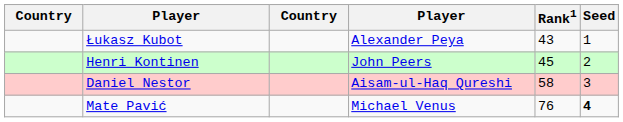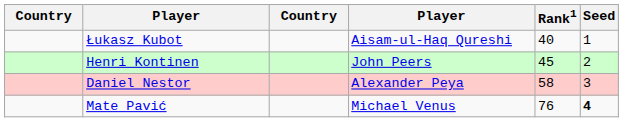(408, 41) Alexander Peya -> (432, 41) Aisam-ul-Haq Qureshi
(546, 41) 43 -> (546, 41) 40
(432, 84) Aisam-ul-Haq Qureshi -> (408, 84) Alexander Peya
